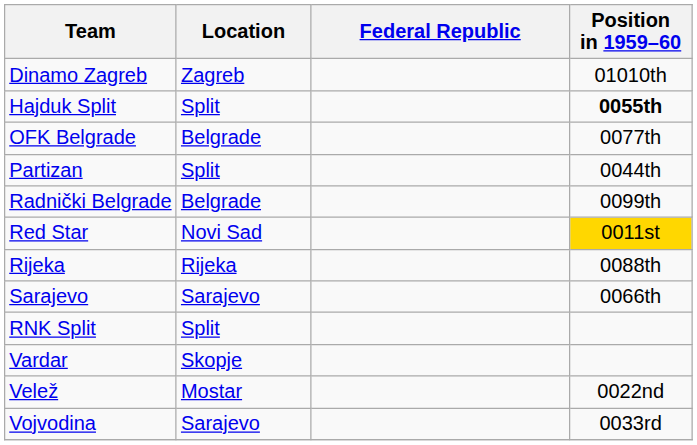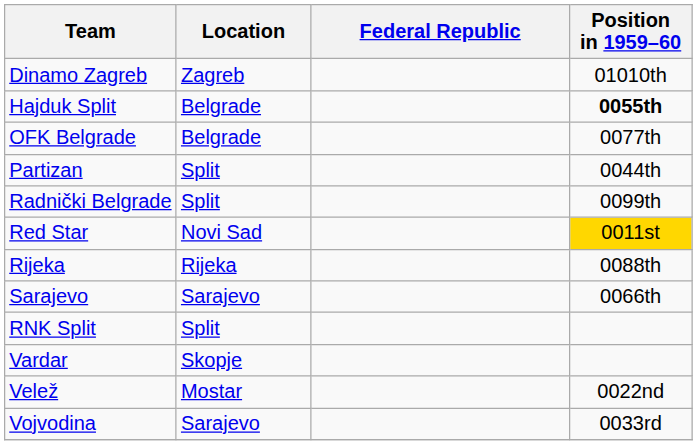(200, 106) Split -> (221, 106) Belgrade
(221, 201) Belgrade -> (200, 201) Split
